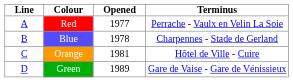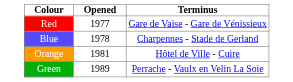- column: (24, 10)
(217, 23) Perrache - Vaulx en Velin La Soie -> (198, 23) Gare de Vaise - Gare de Vénissieux
(217, 69) Gare de Vaise - Gare de Vénissieux -> (198, 69) Perrache - Vaulx en Velin La Soie
